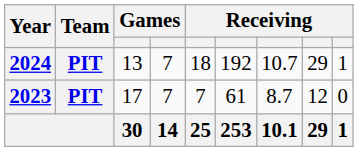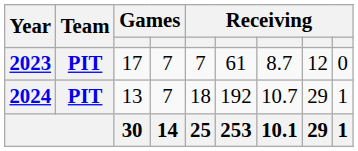rows swapped: (30, 96) <-> (30, 63)
